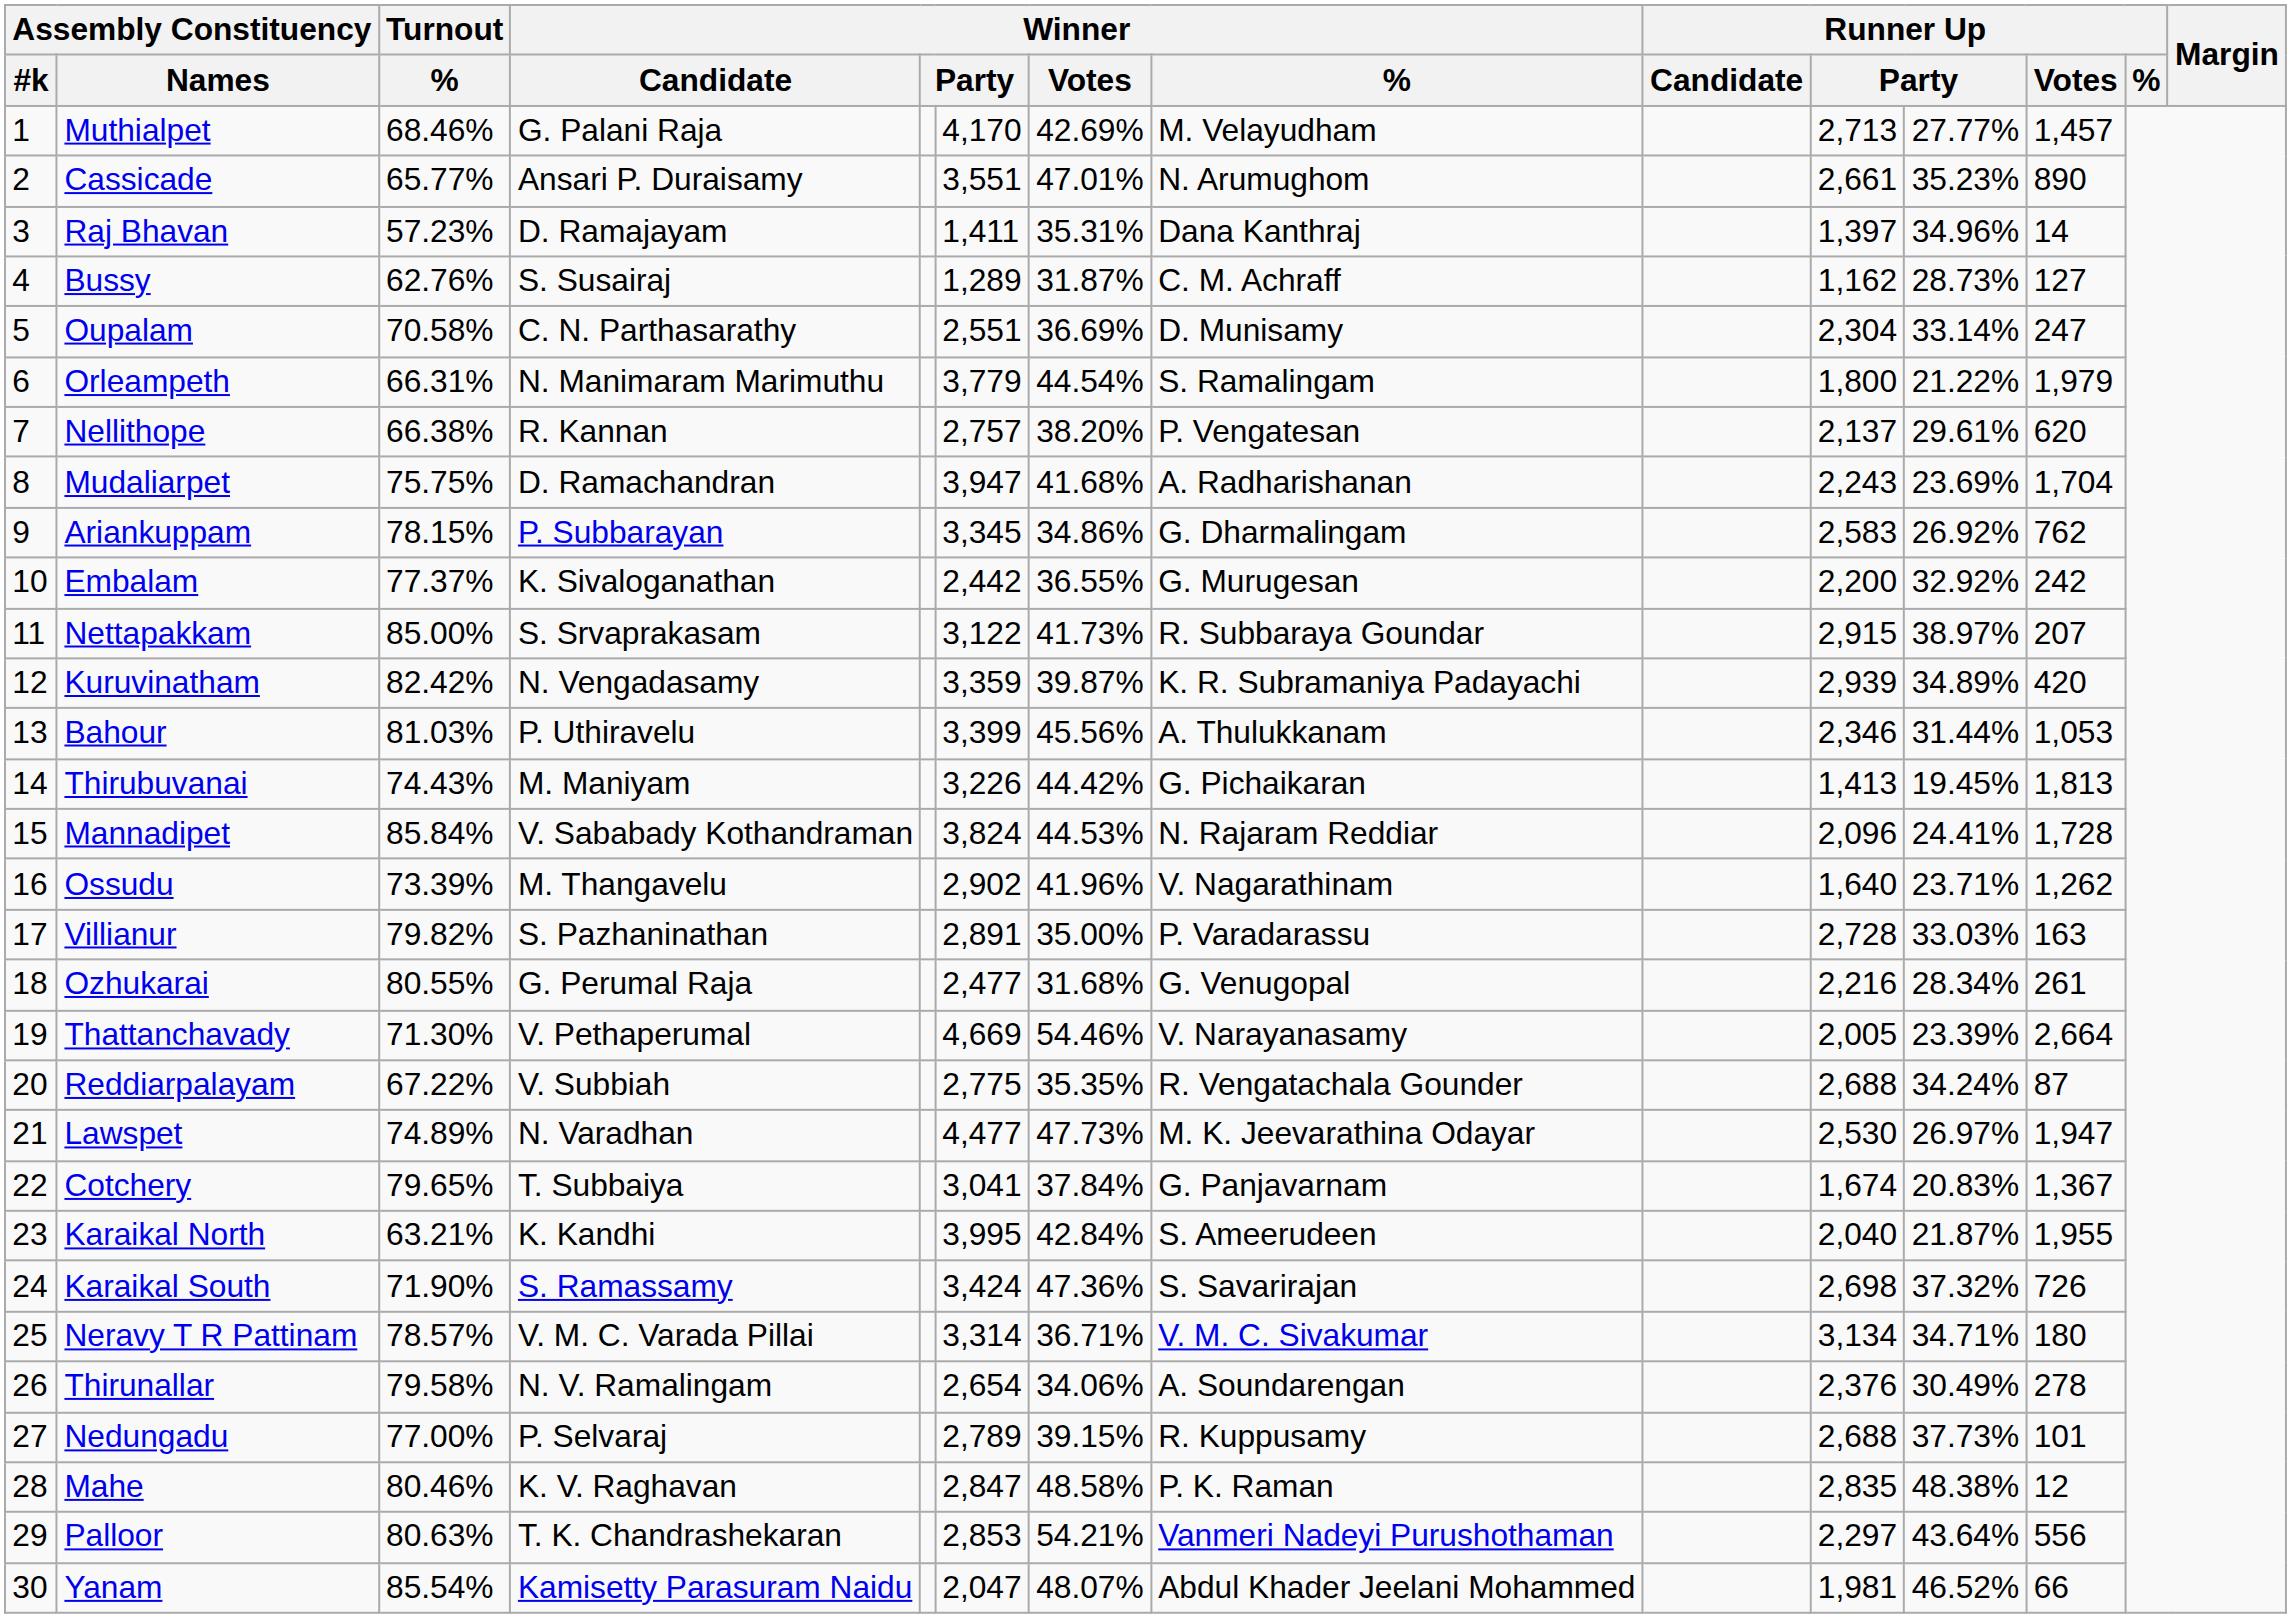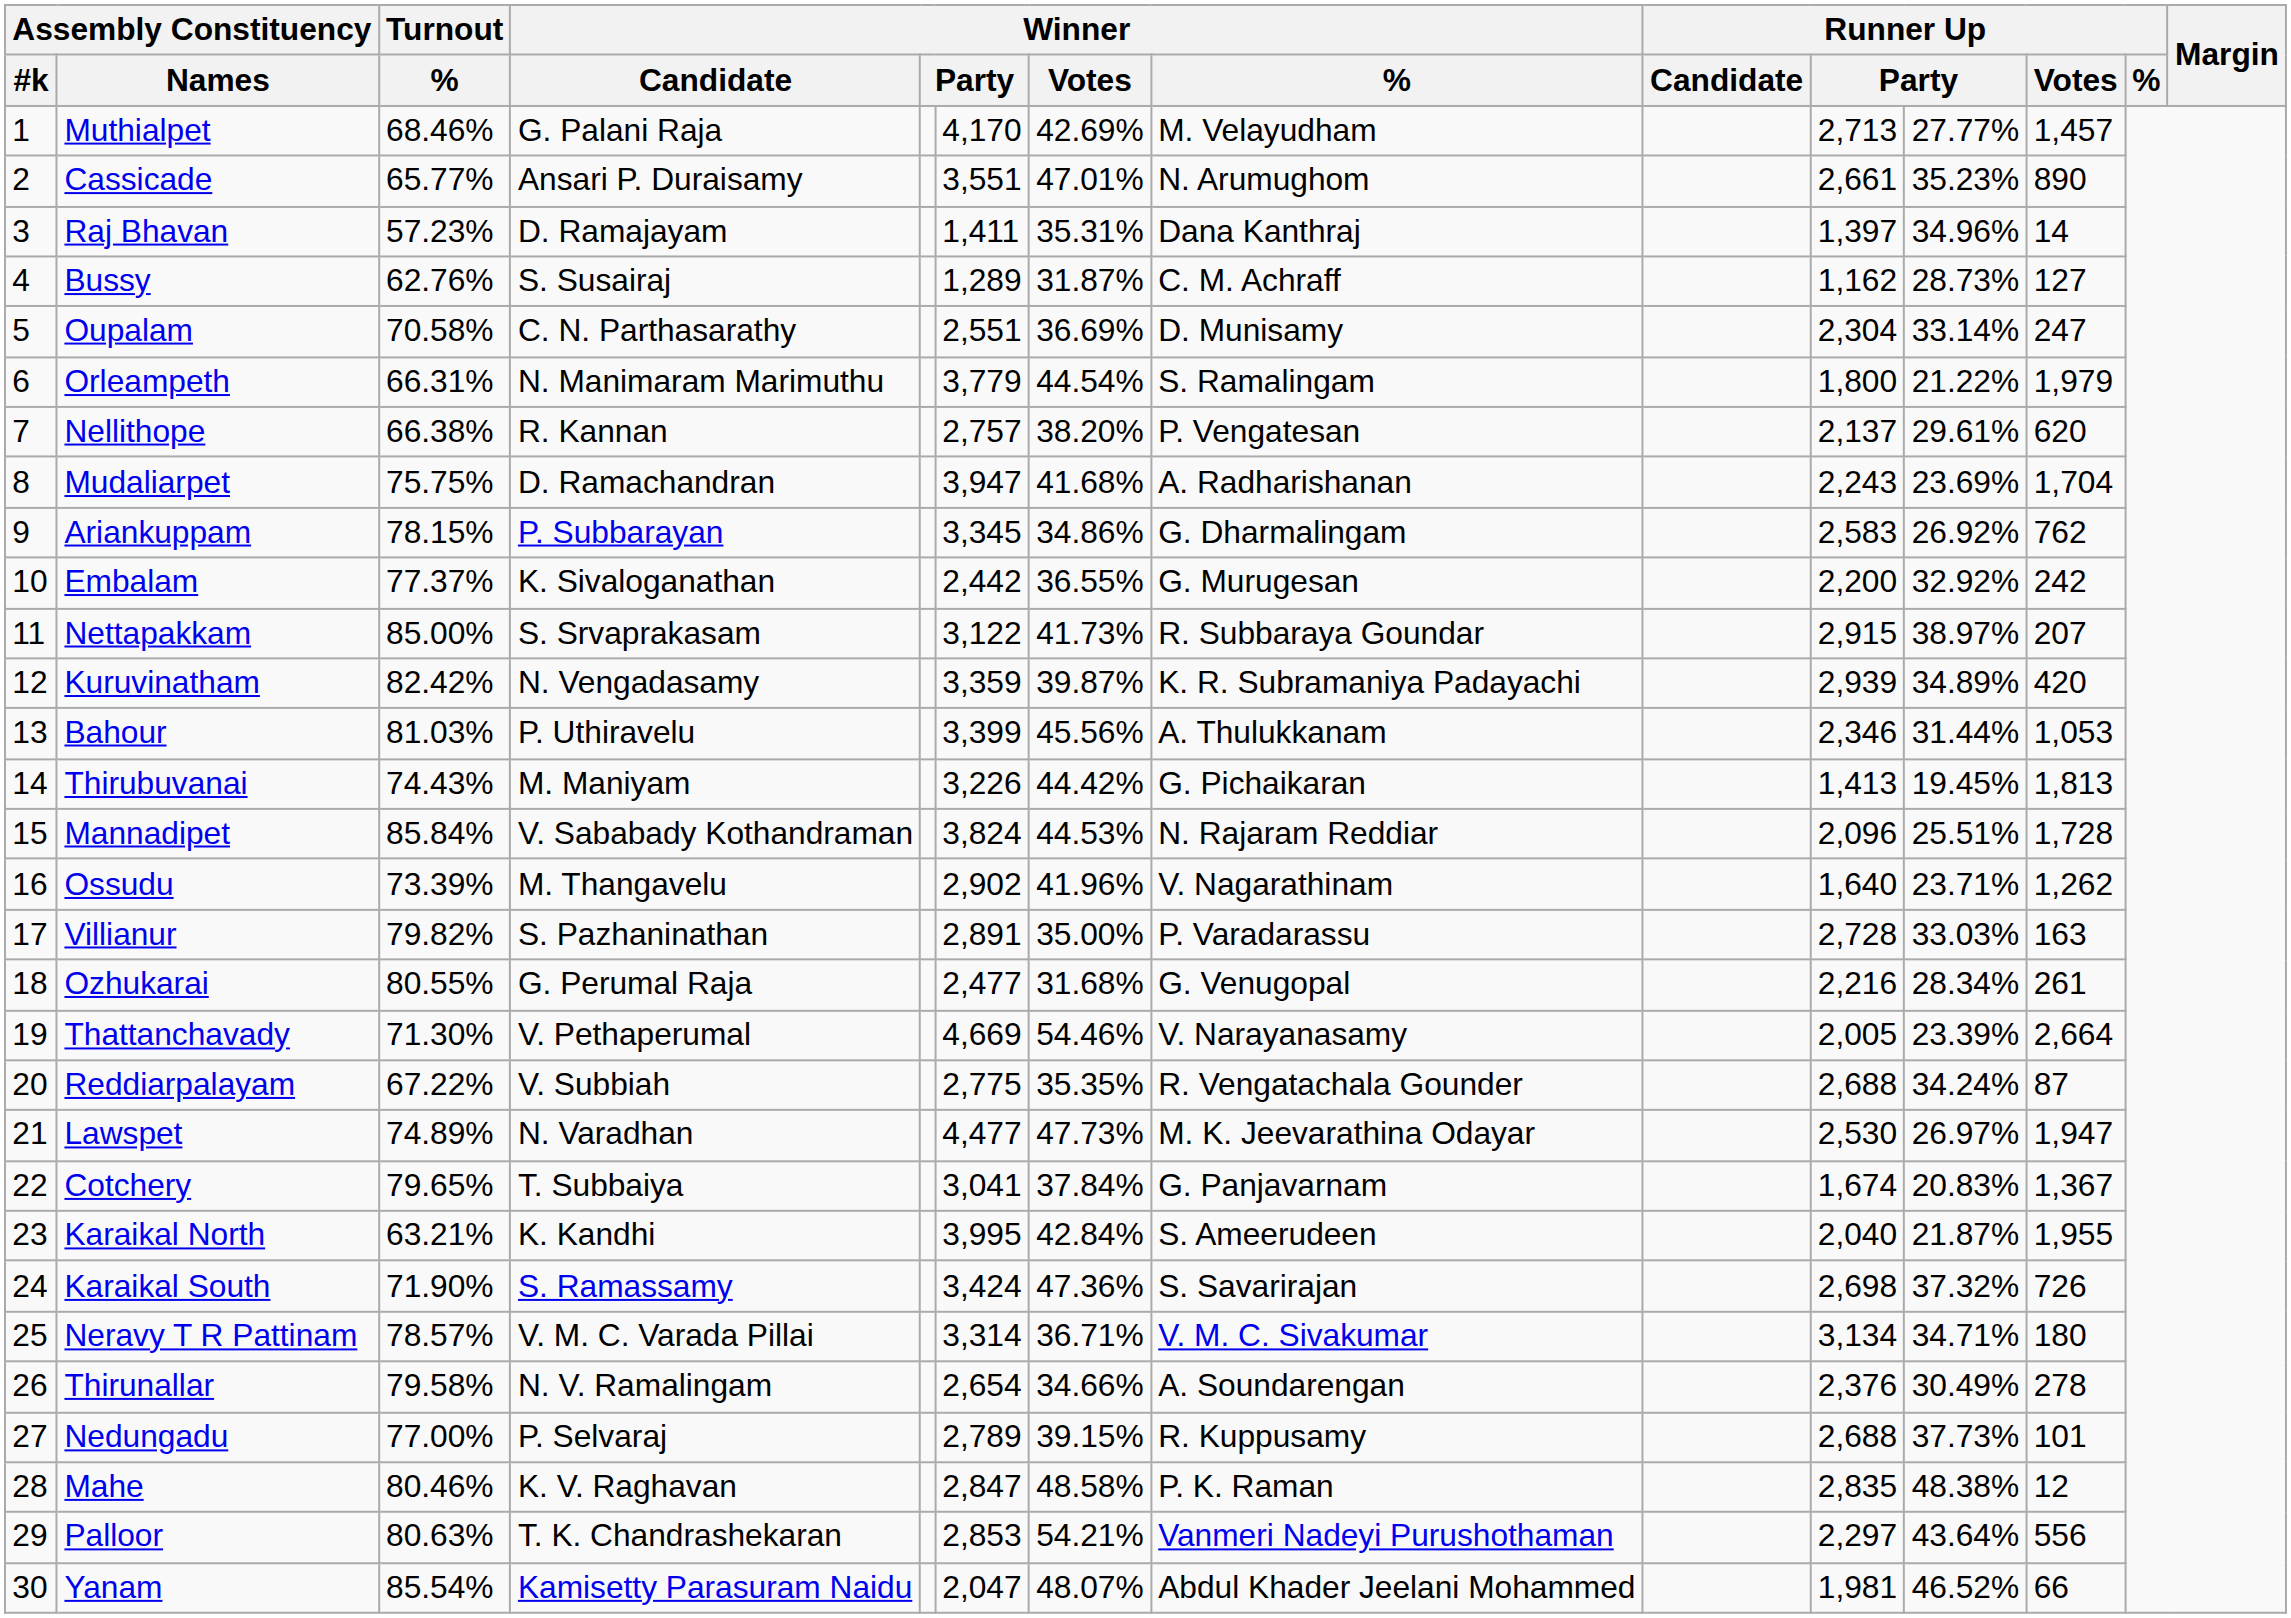(1965, 833) 24.41% -> (1965, 833) 25.51%
(1090, 1386) 34.06% -> (1090, 1386) 34.66%
